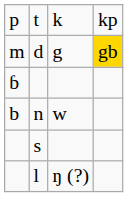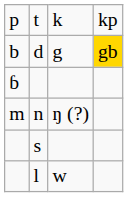(17, 51) m -> (14, 51) b
(14, 113) b -> (17, 113) m
(60, 113) w -> (71, 113) ŋ (?)
(71, 176) ŋ (?) -> (60, 176) w
